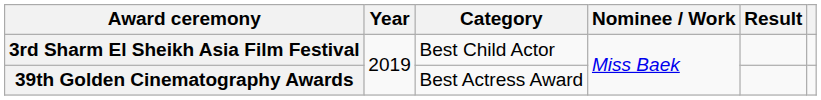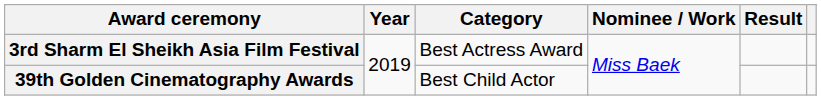(487, 49) Best Child Actor -> (501, 49) Best Actress Award
(501, 79) Best Actress Award -> (487, 79) Best Child Actor
